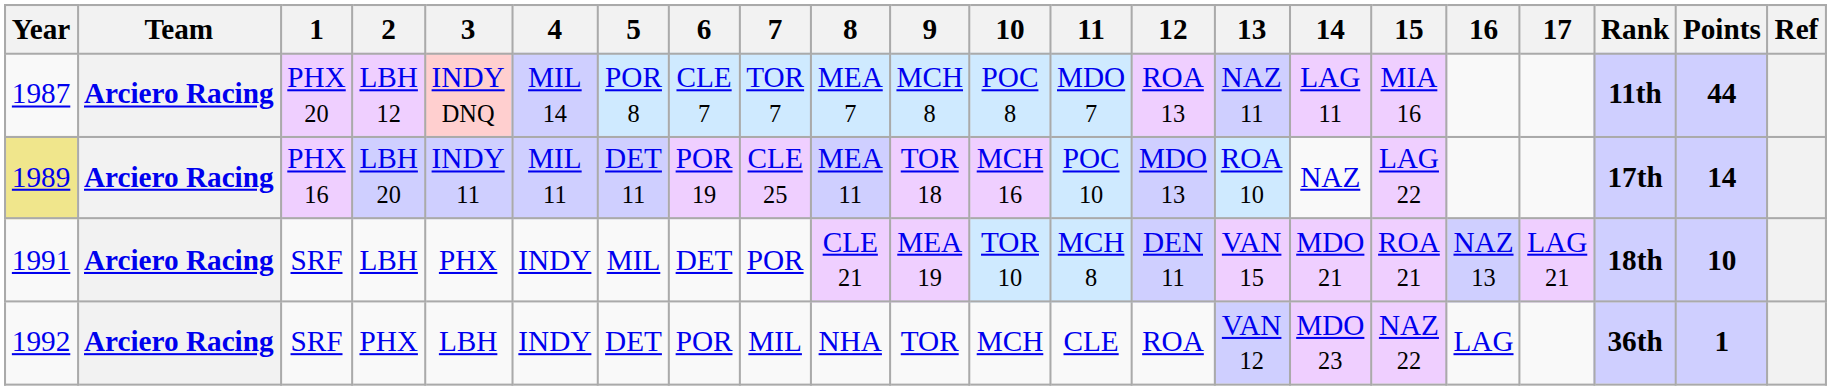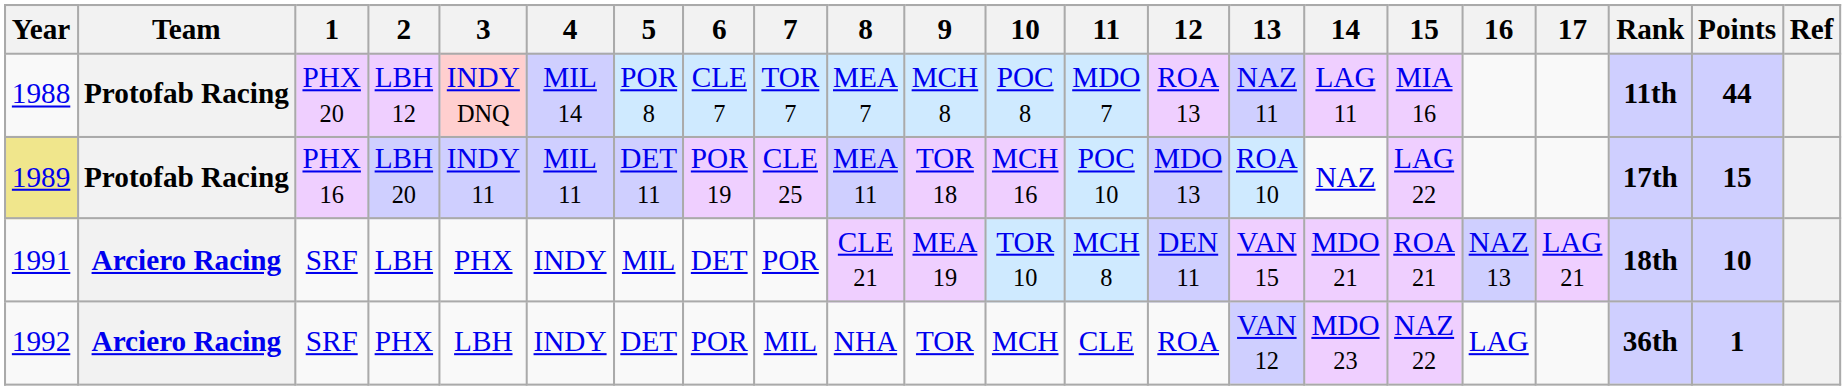(41, 94) 1987 -> (41, 94) 1988
(179, 94) Arciero Racing -> (186, 94) Protofab Racing
(179, 177) Arciero Racing -> (186, 177) Protofab Racing
(1722, 177) 14 -> (1737, 177) 15
